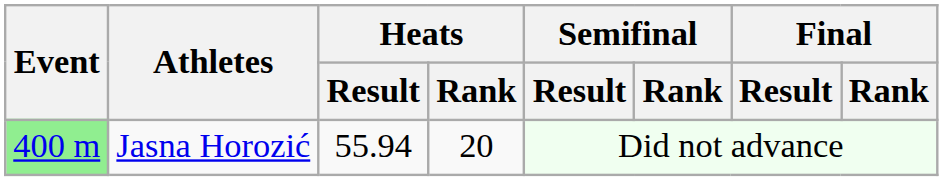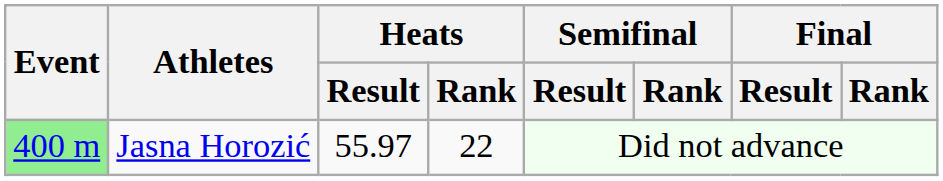(373, 146) 55.94 -> (373, 146) 55.97
(476, 146) 20 -> (476, 146) 22
